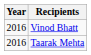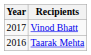(16, 27) 2016 -> (16, 27) 2017
